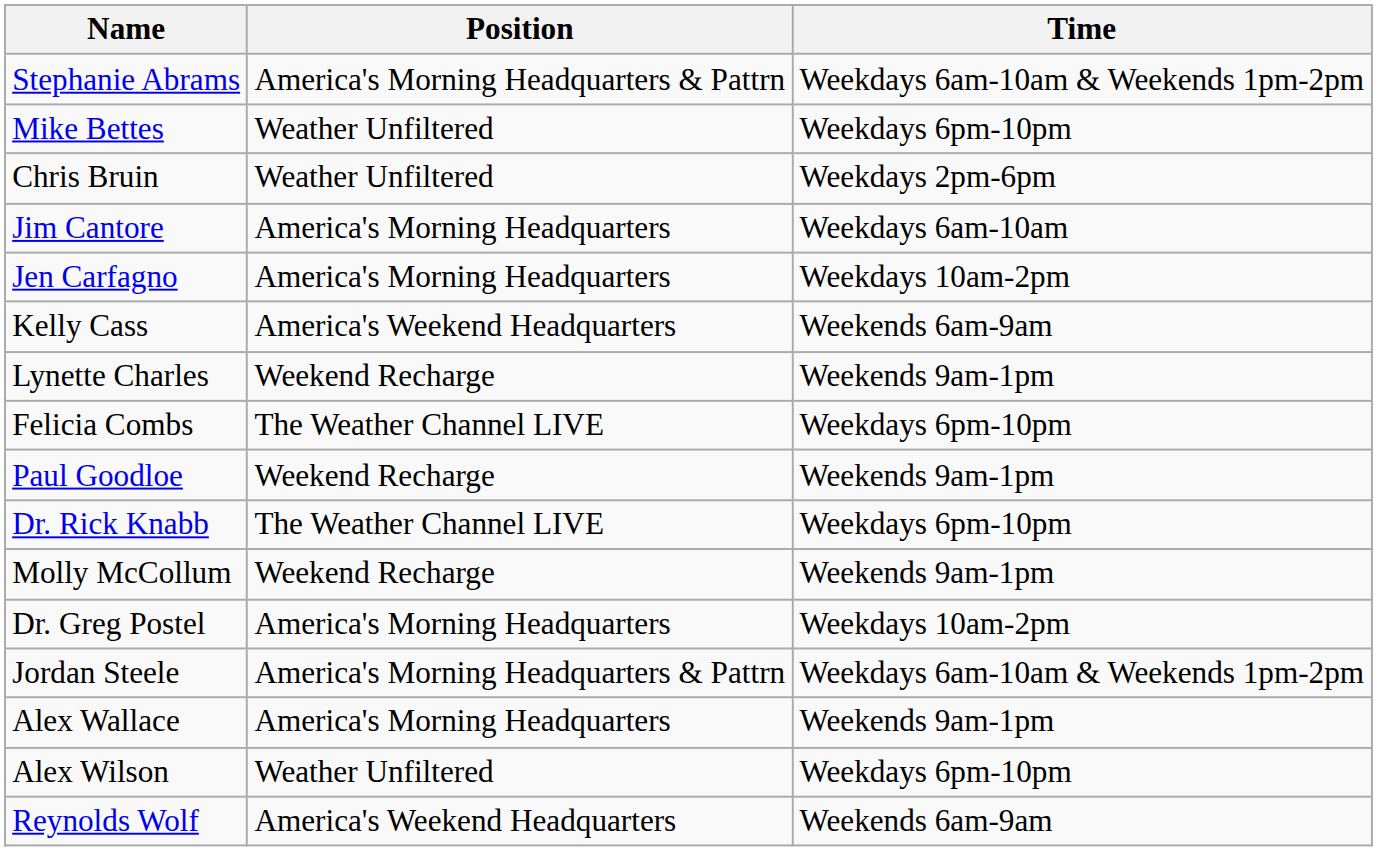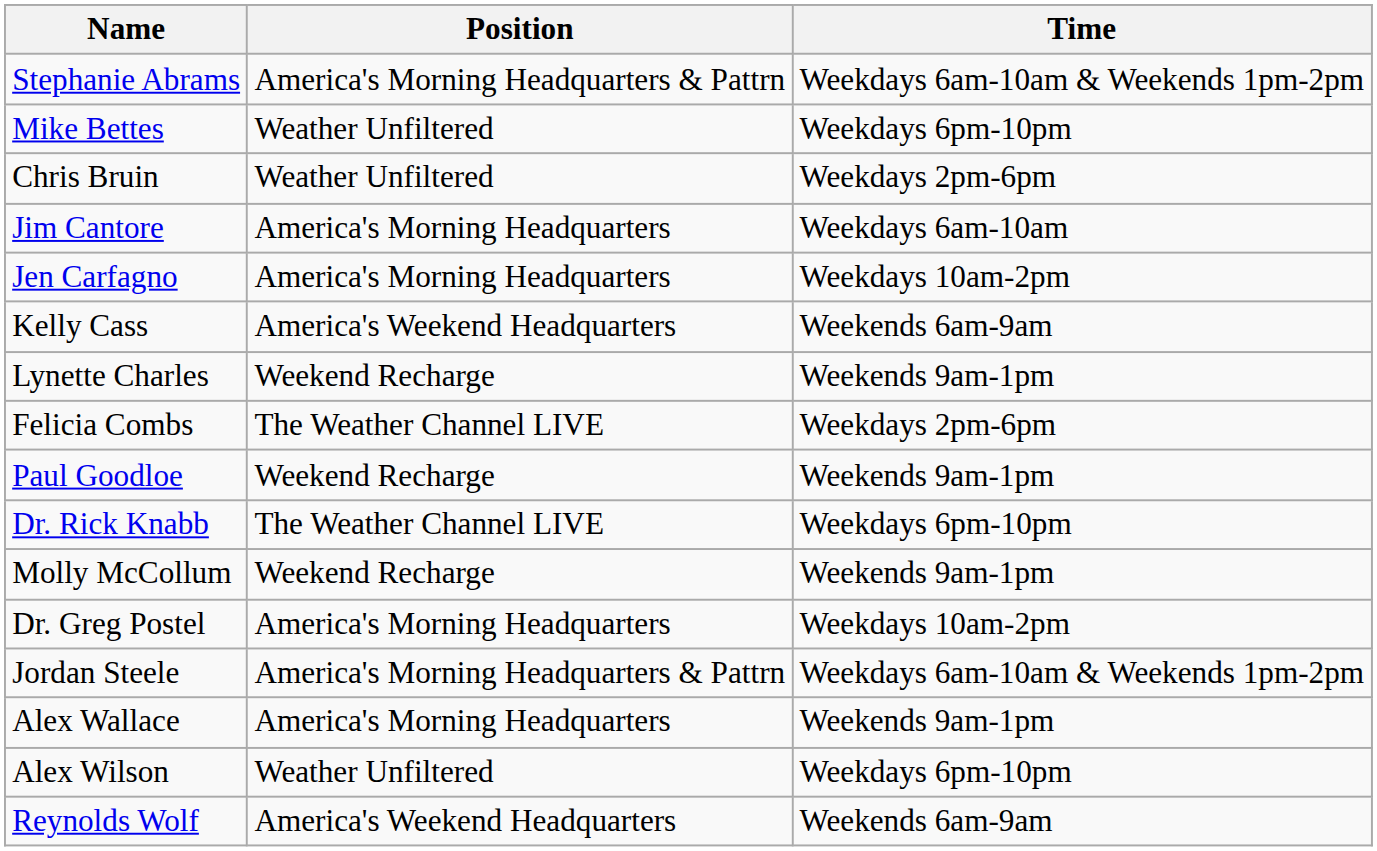(936, 425) Weekdays 6pm-10pm -> (928, 425) Weekdays 2pm-6pm
